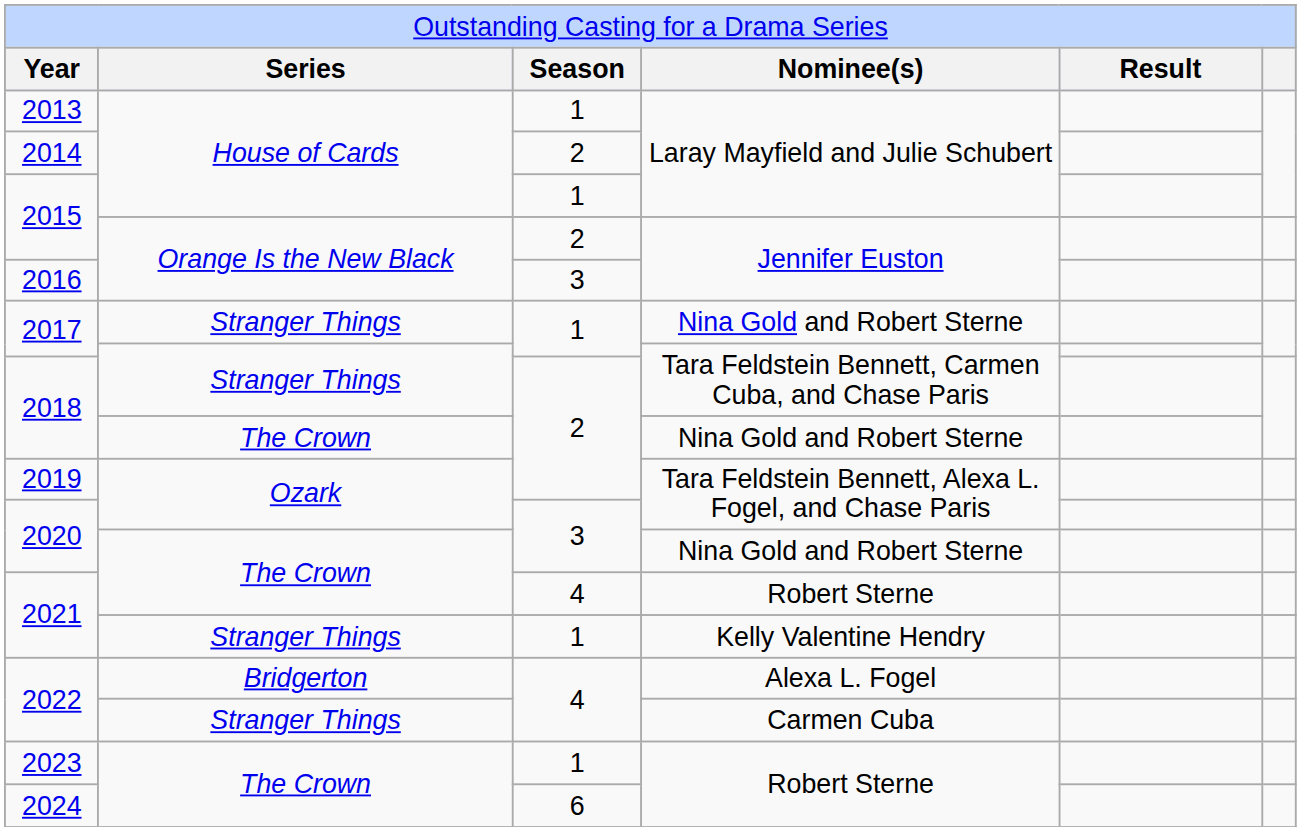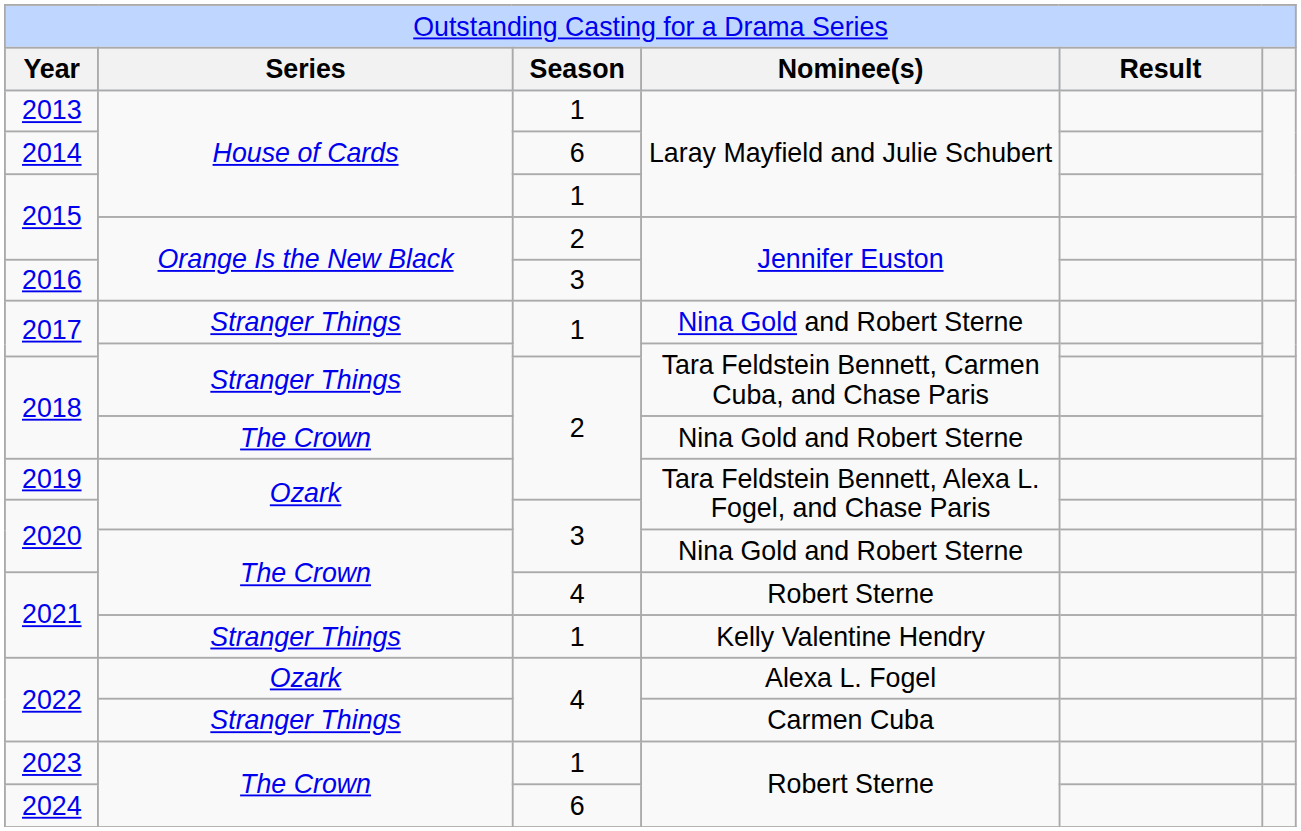(577, 153) 2 -> (577, 153) 6
(306, 678) Bridgerton -> (306, 678) Ozark
